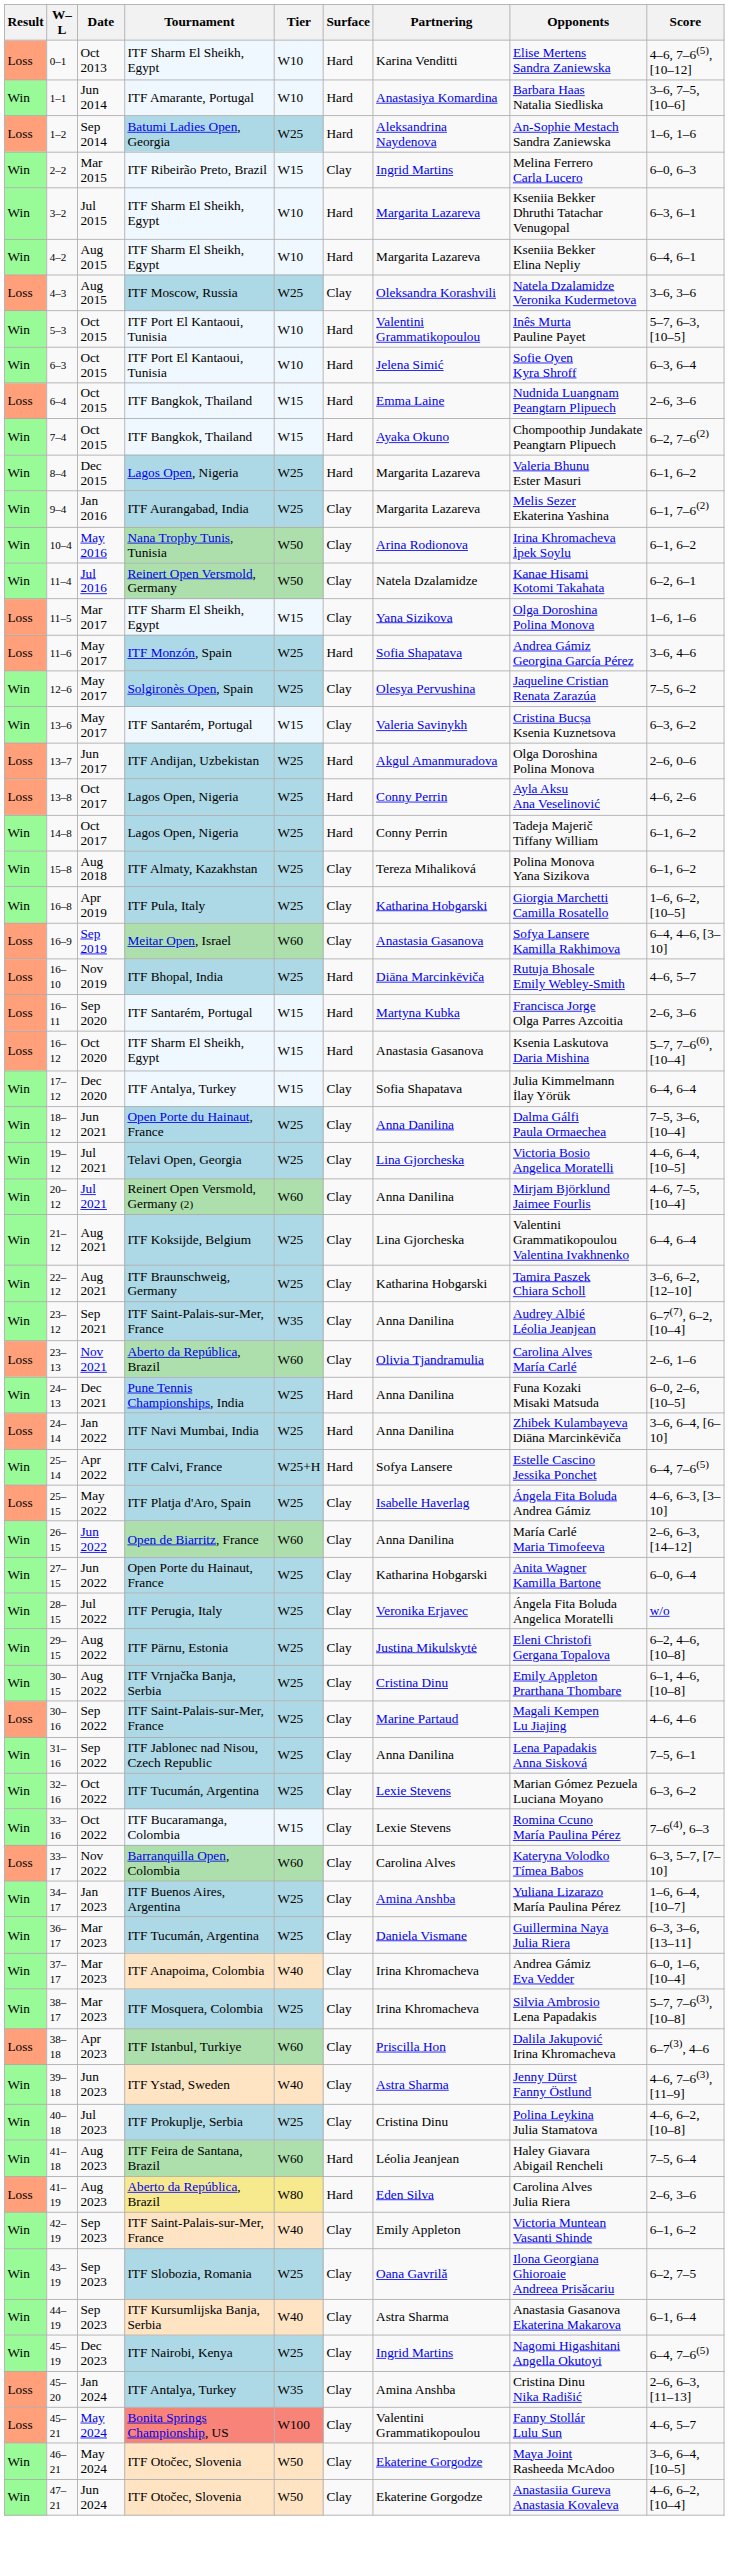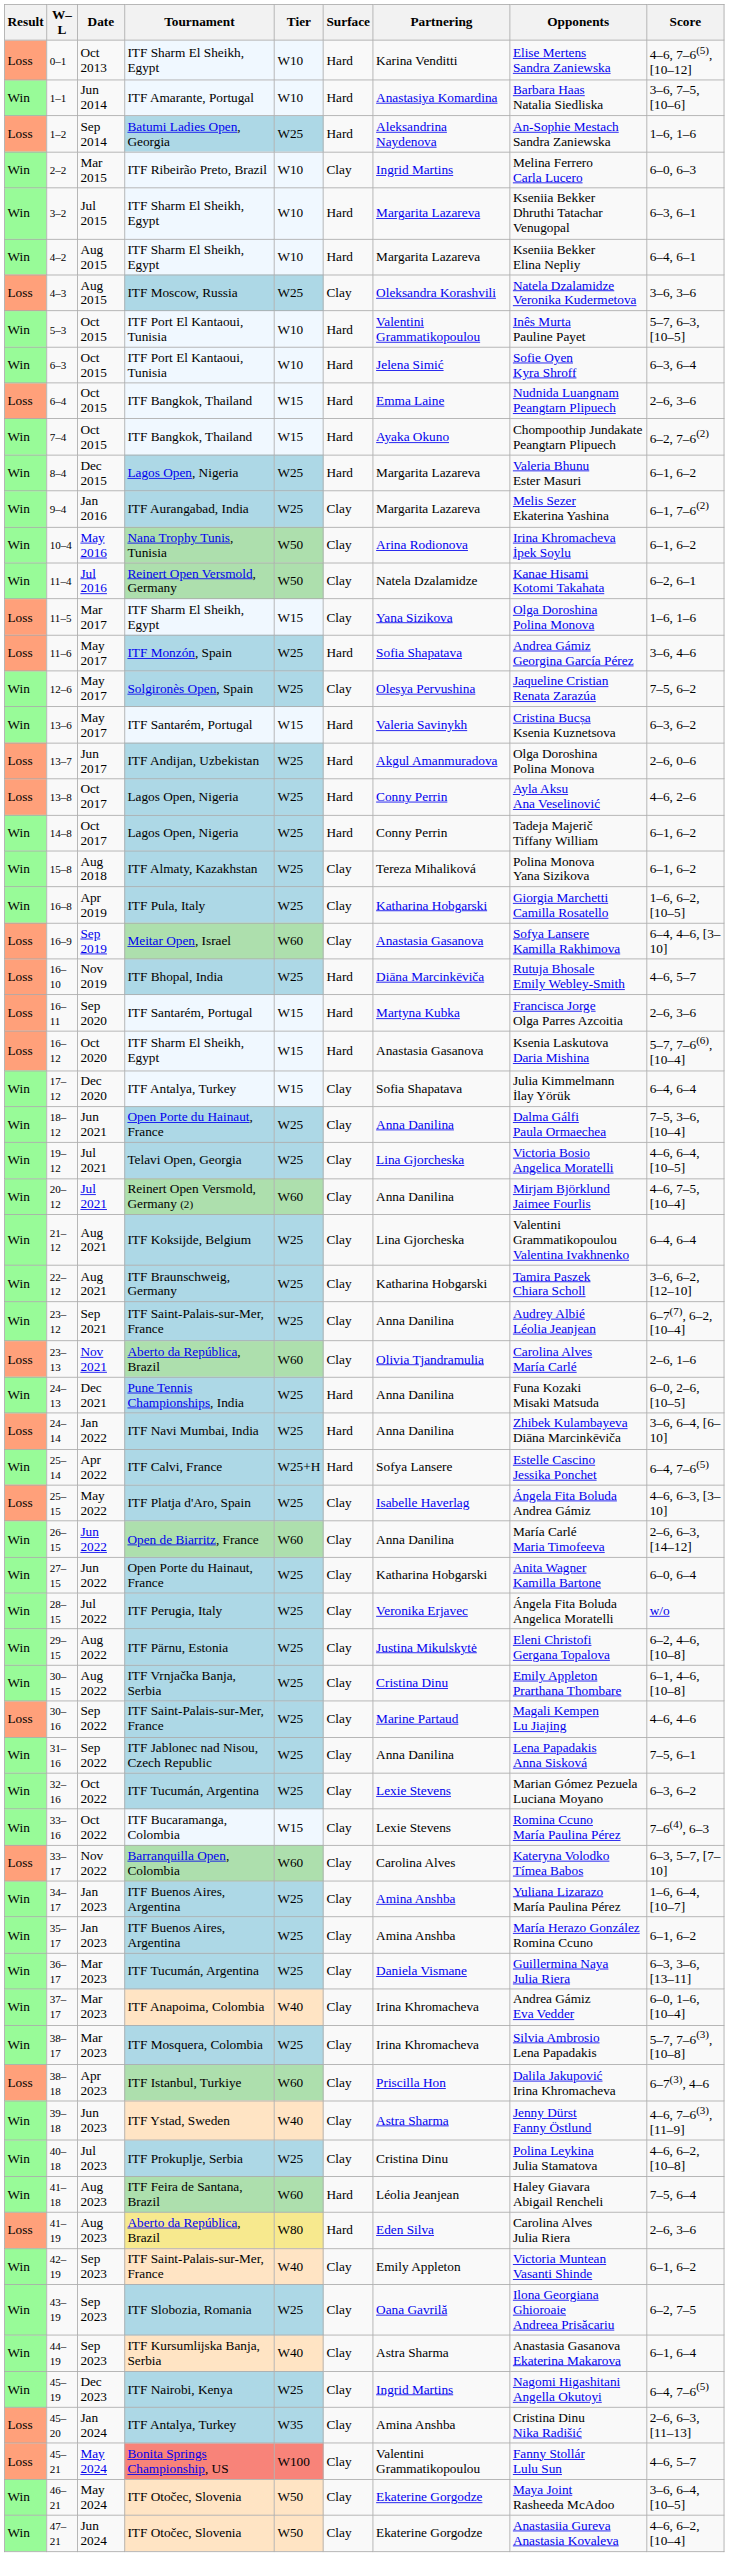(290, 170) W15 -> (290, 170) W10
(339, 725) Clay -> (340, 725) Hard
(290, 1321) W35 -> (290, 1321) W25
+ row: (58, 1936)
